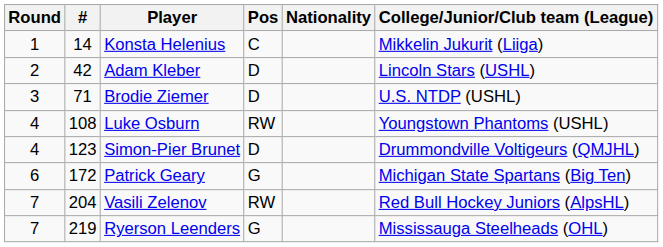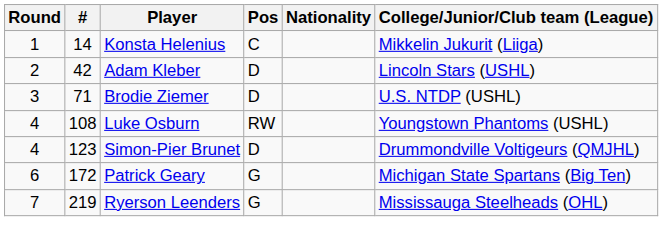- row: (155, 202)
